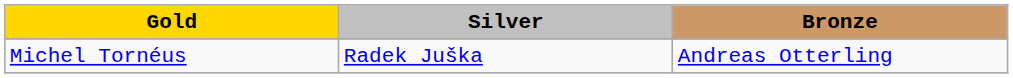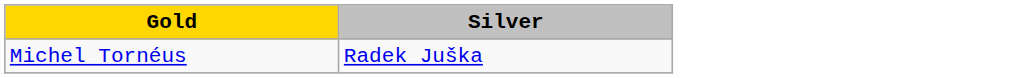- column: (840, 22)
